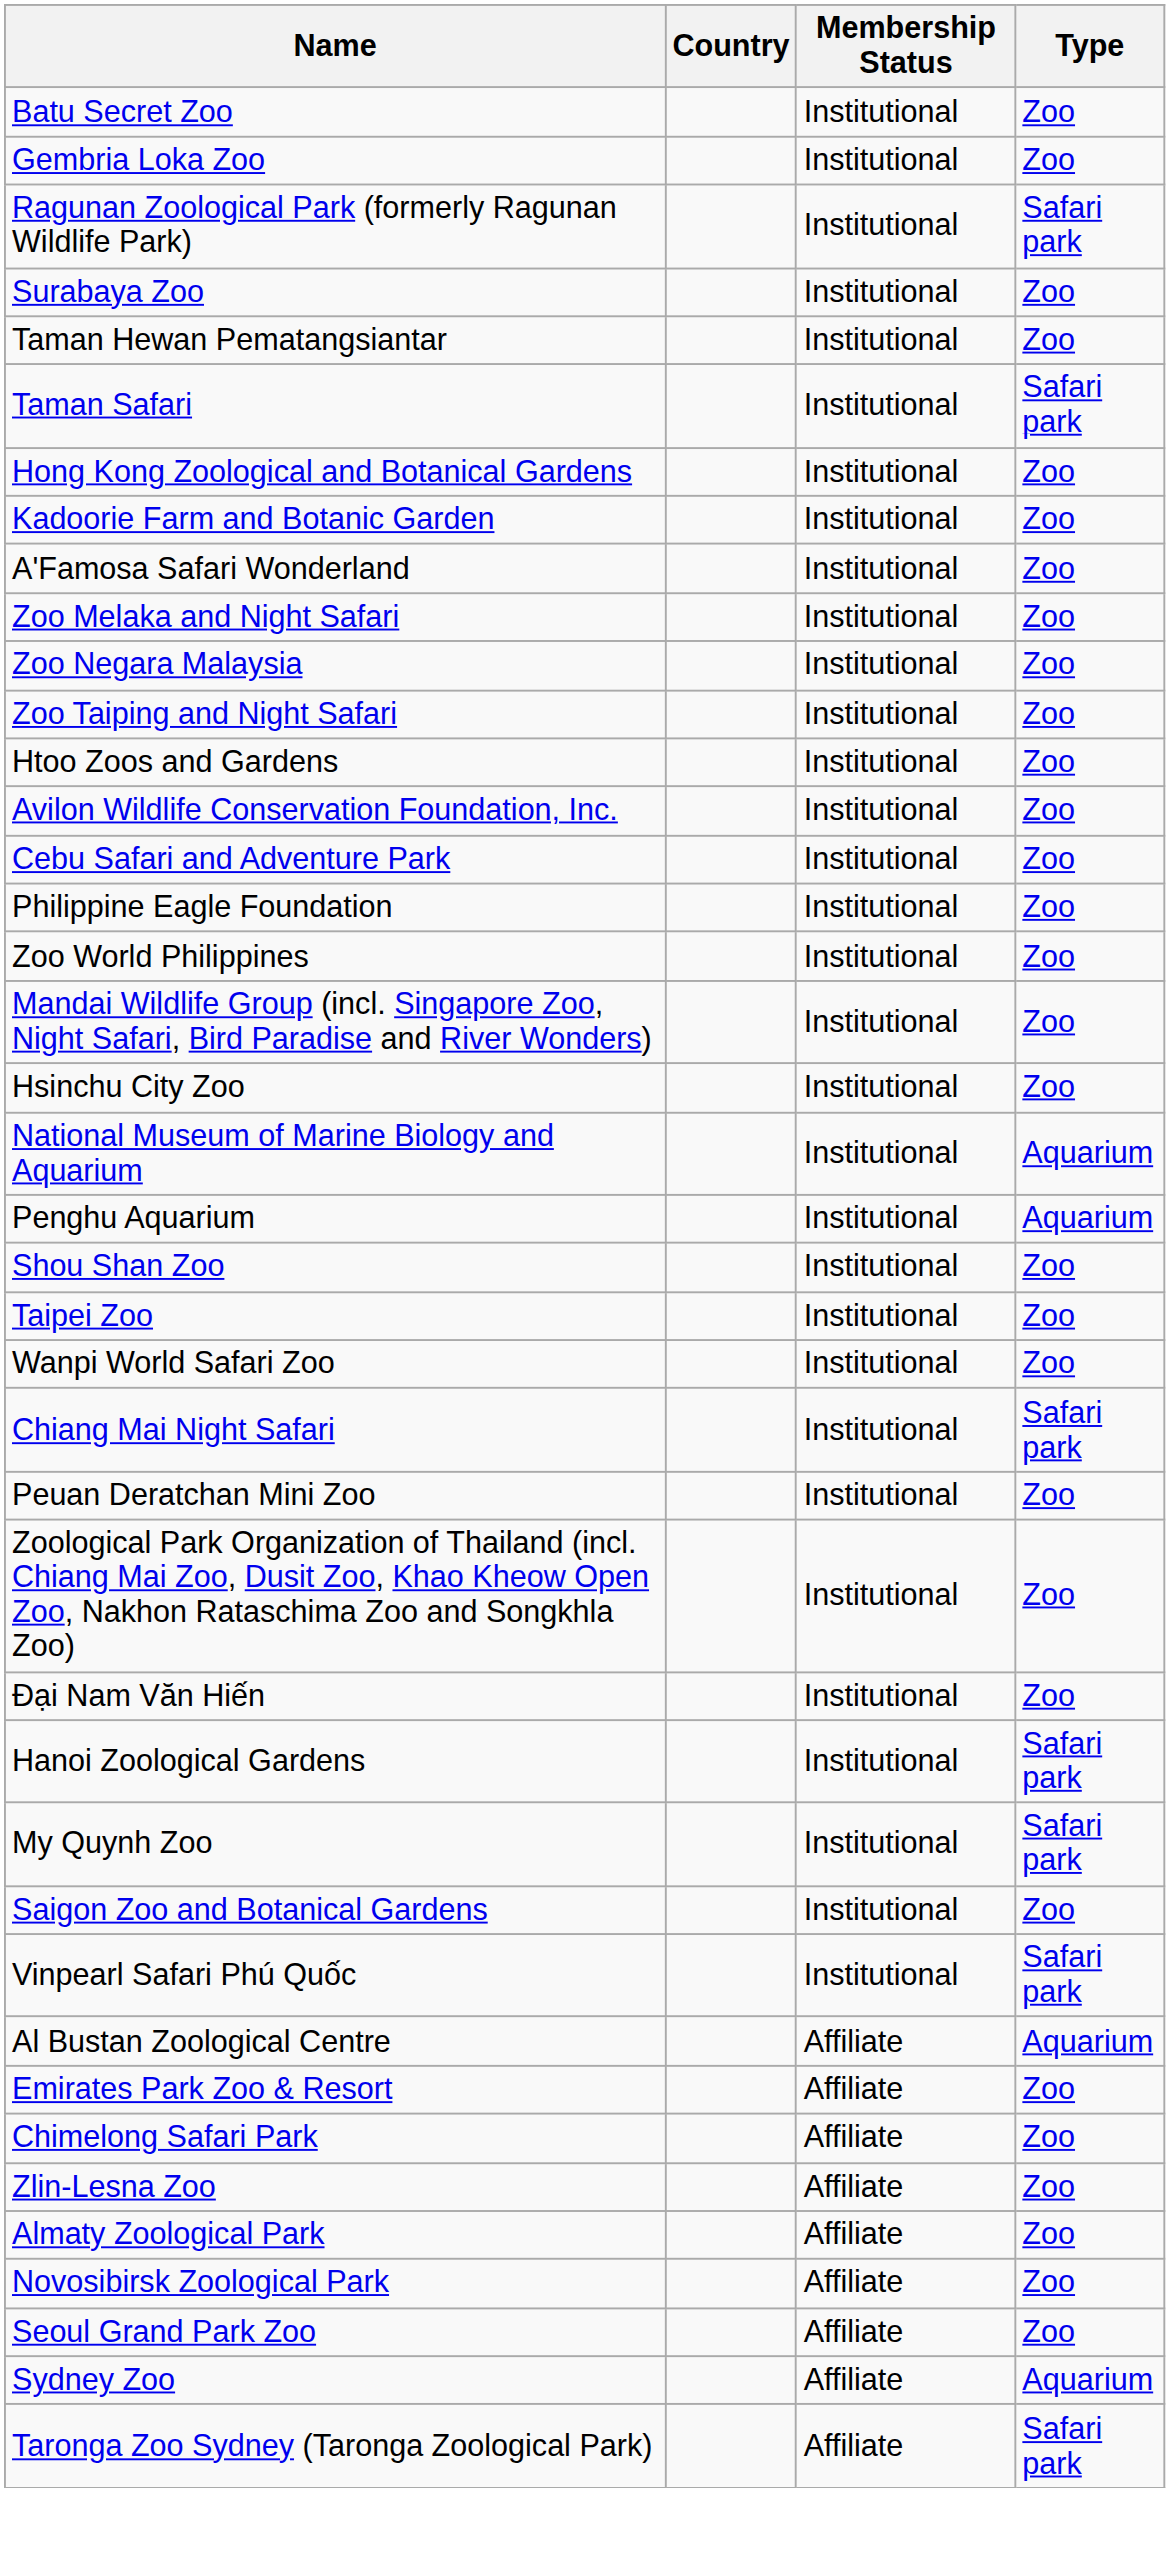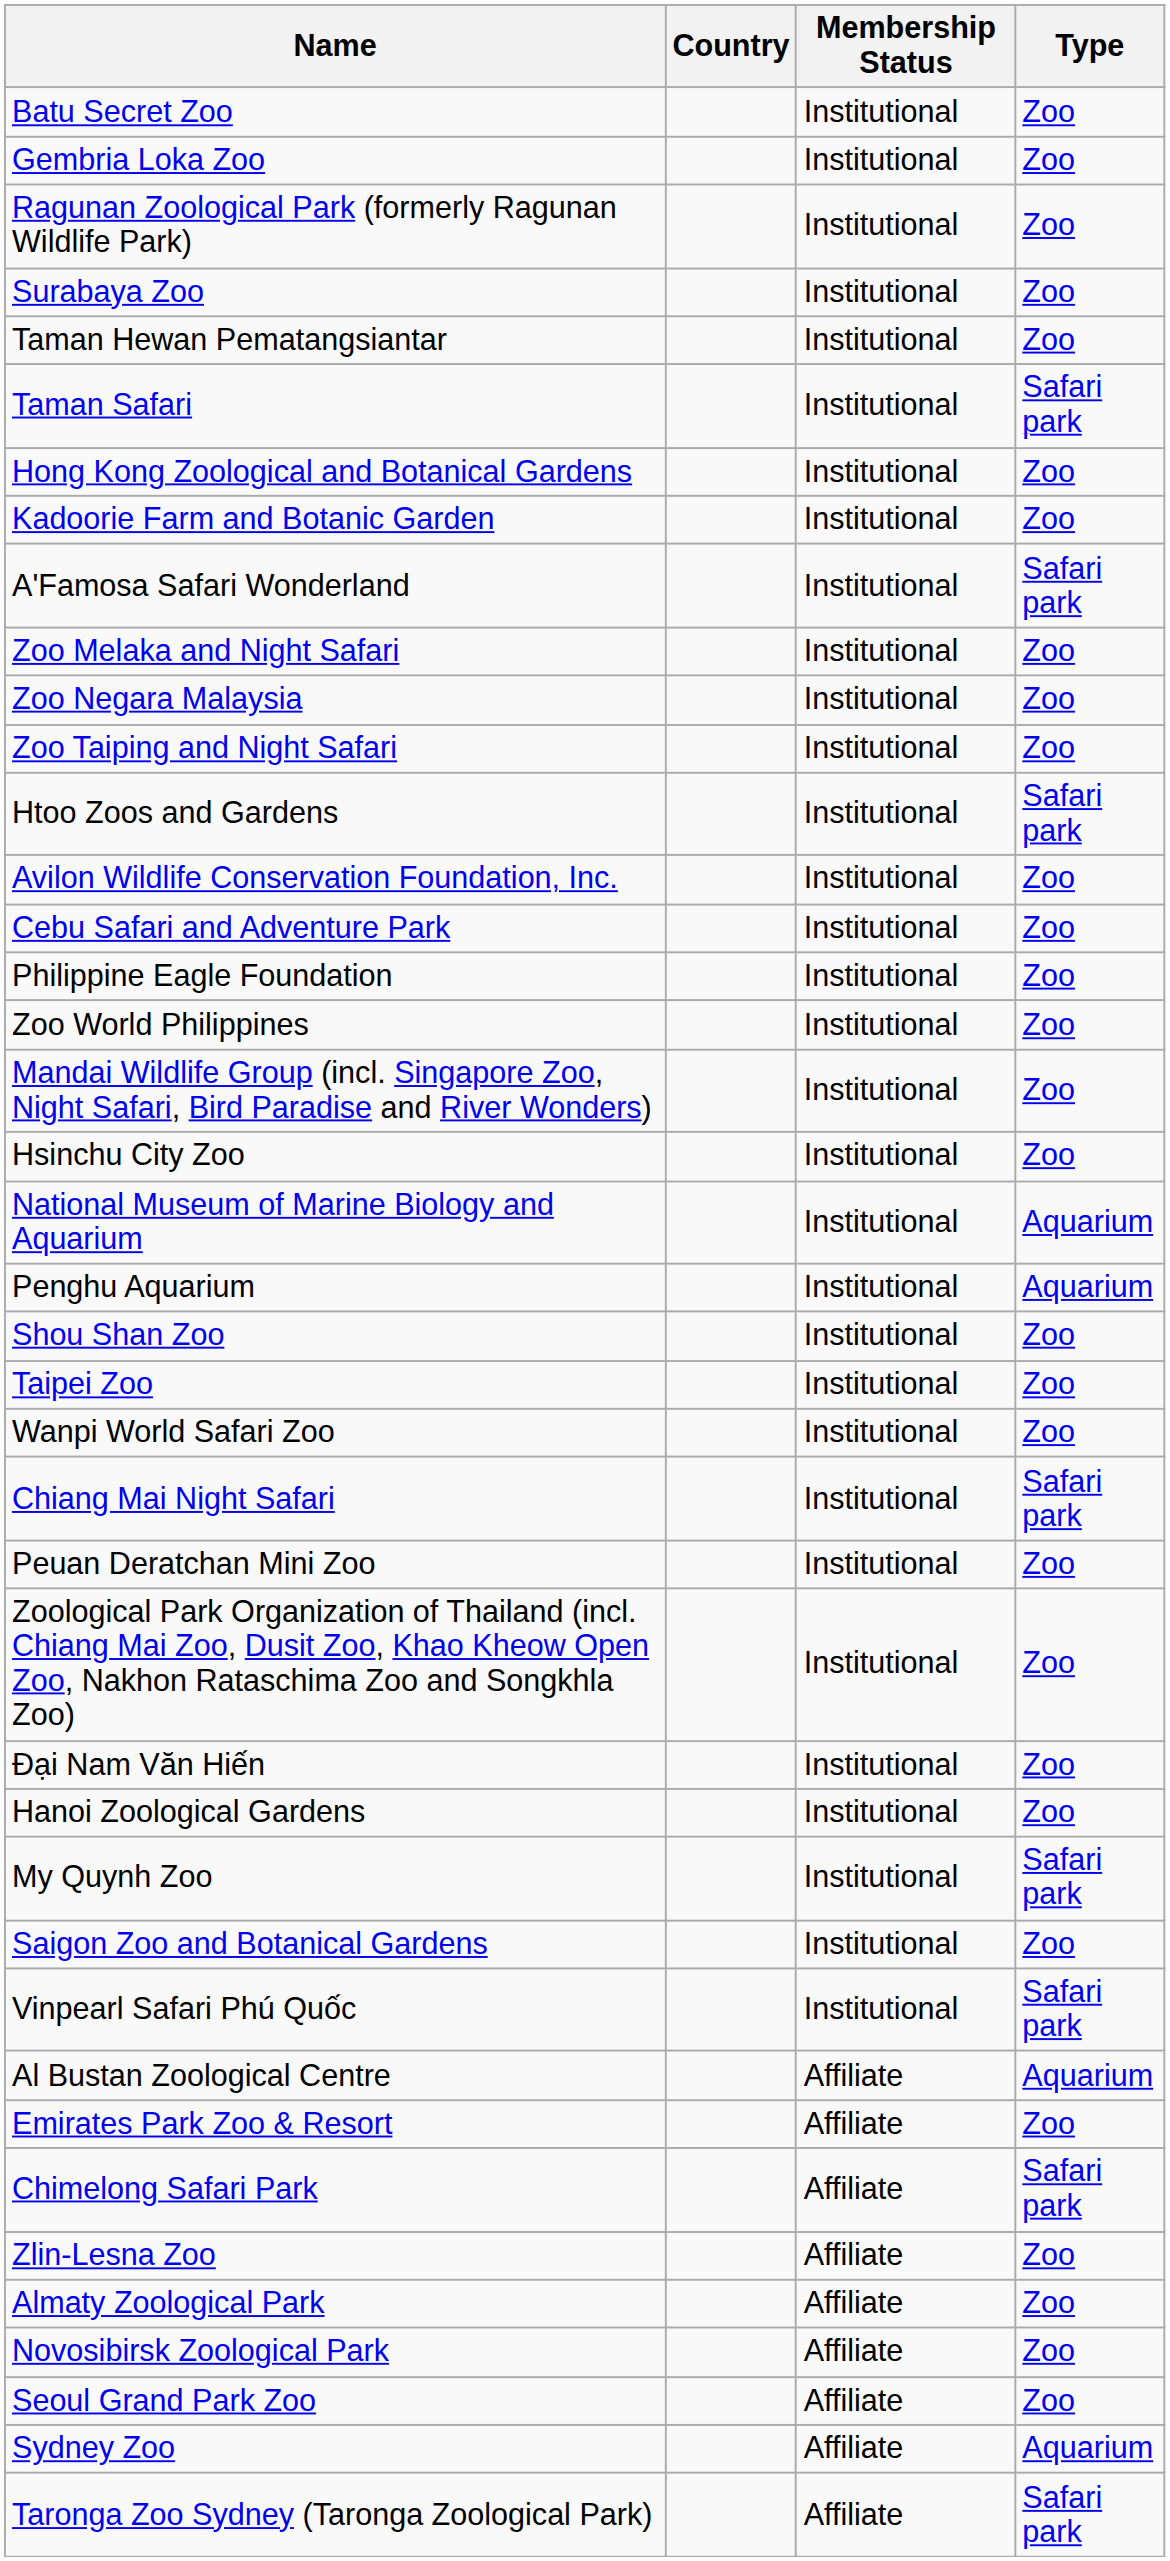(1062, 225) Safari park -> (1049, 225) Zoo
(1049, 568) Zoo -> (1062, 585) Safari park
(1049, 761) Zoo -> (1062, 813) Safari park
(1062, 1760) Safari park -> (1049, 1812) Zoo
(1049, 2137) Zoo -> (1062, 2189) Safari park
